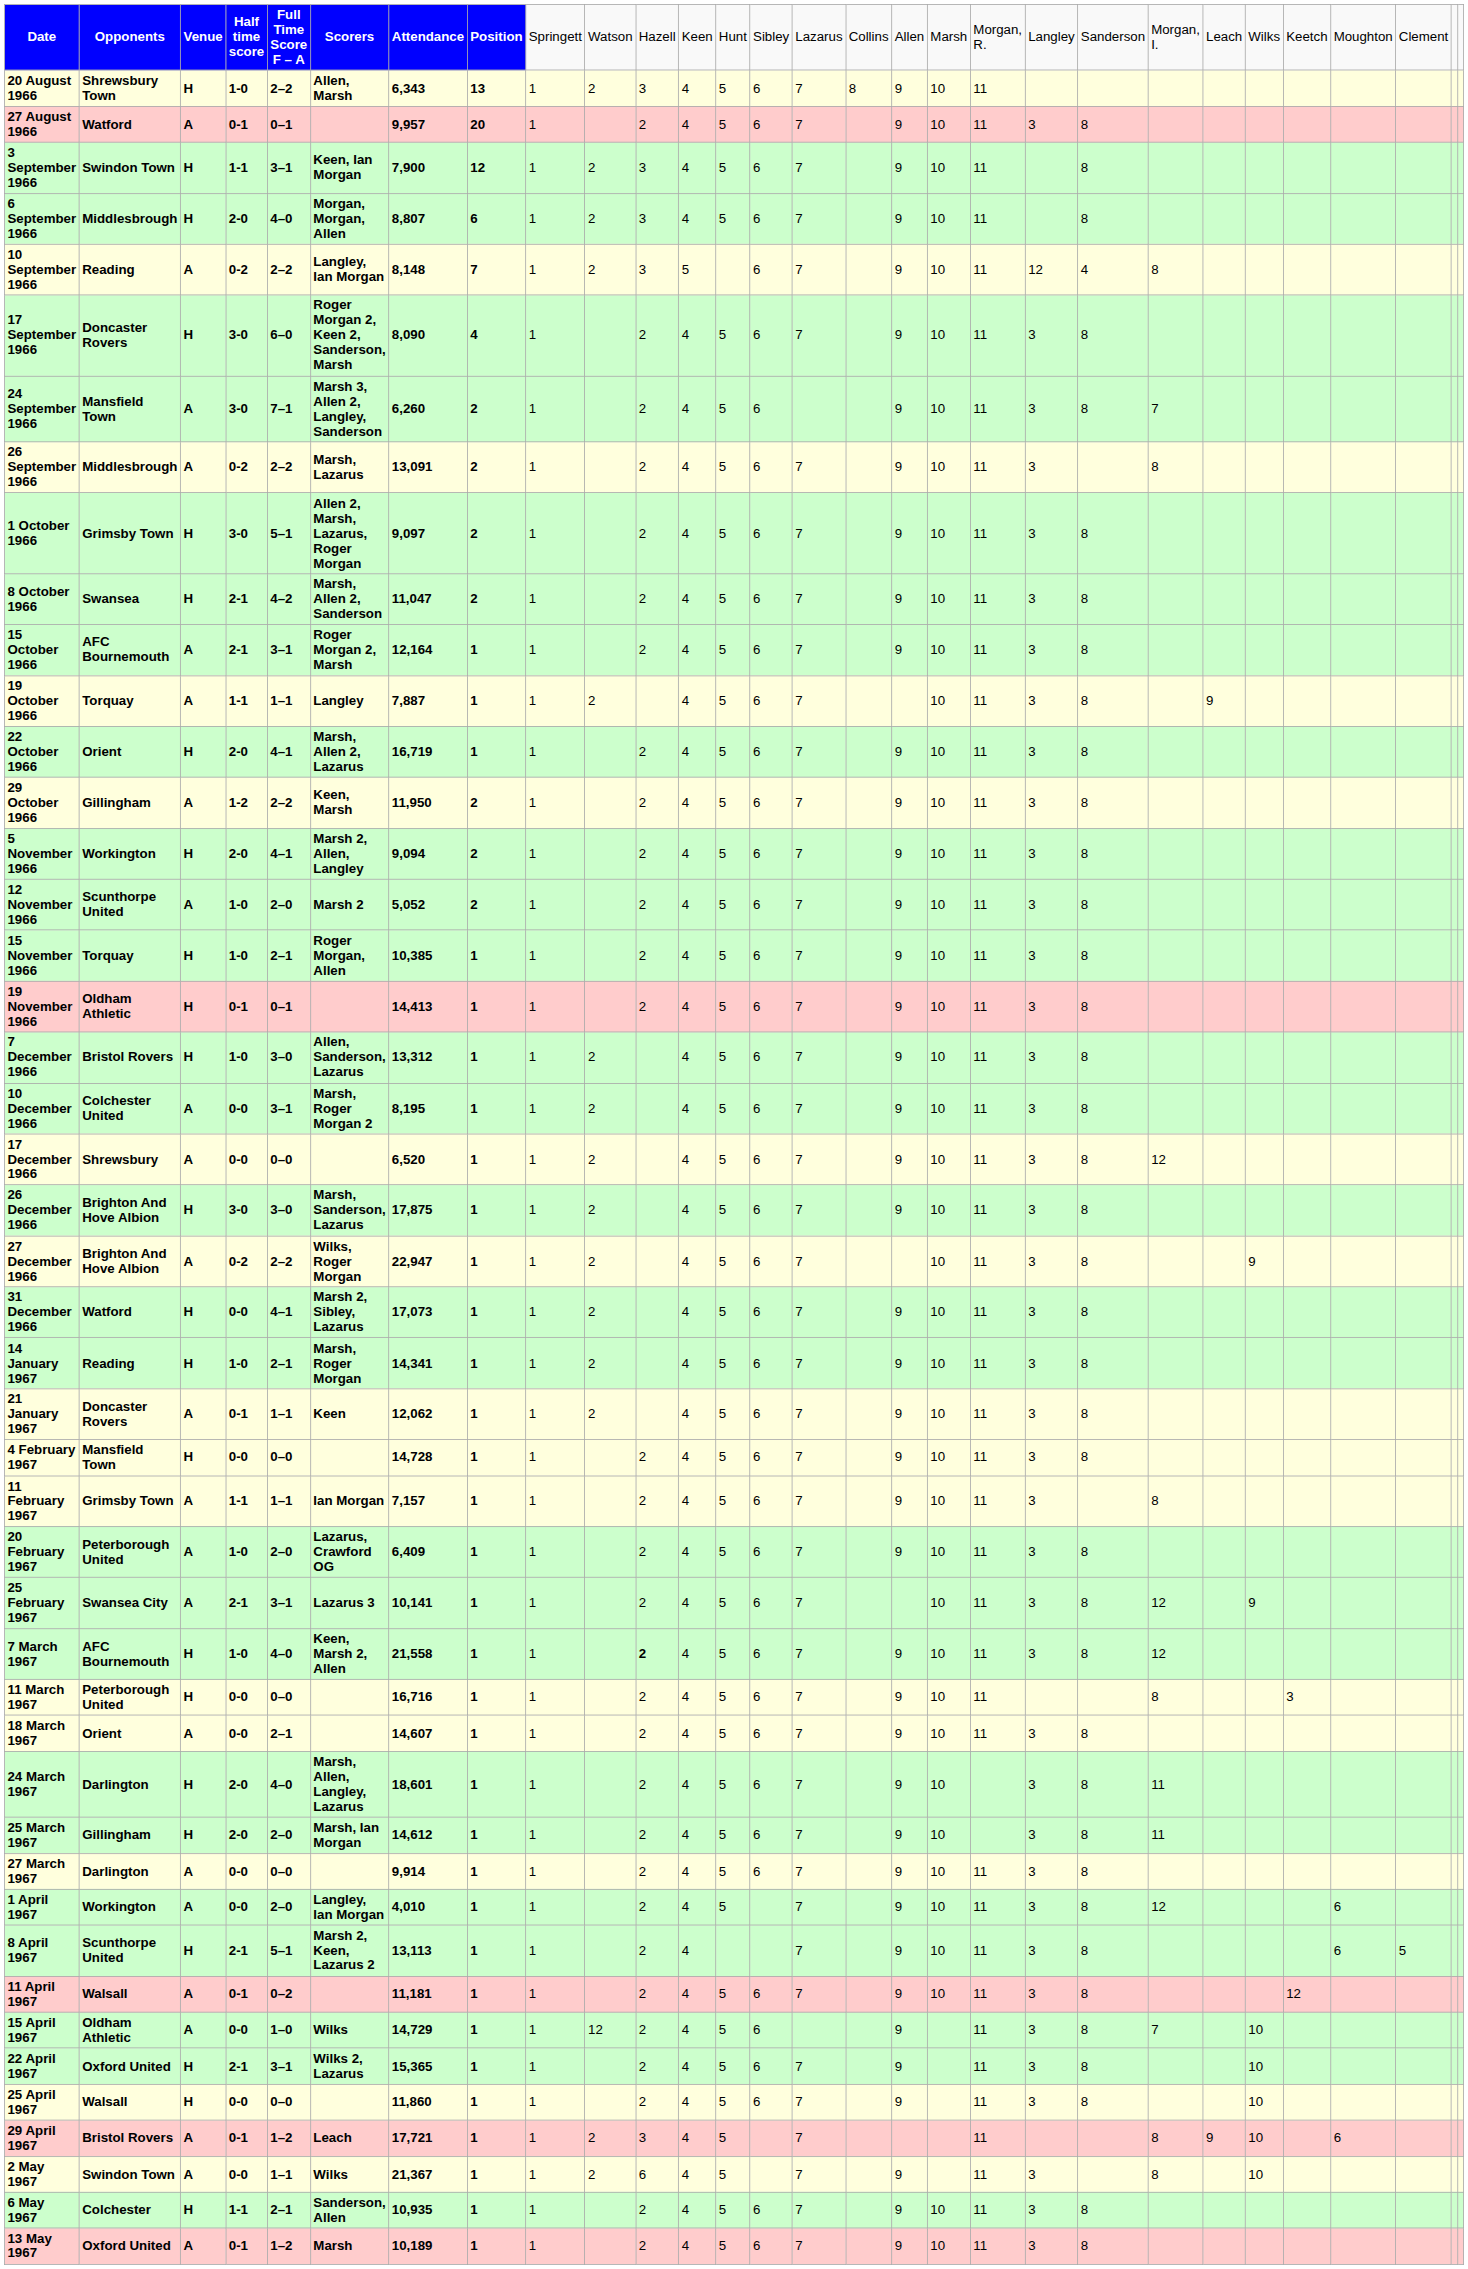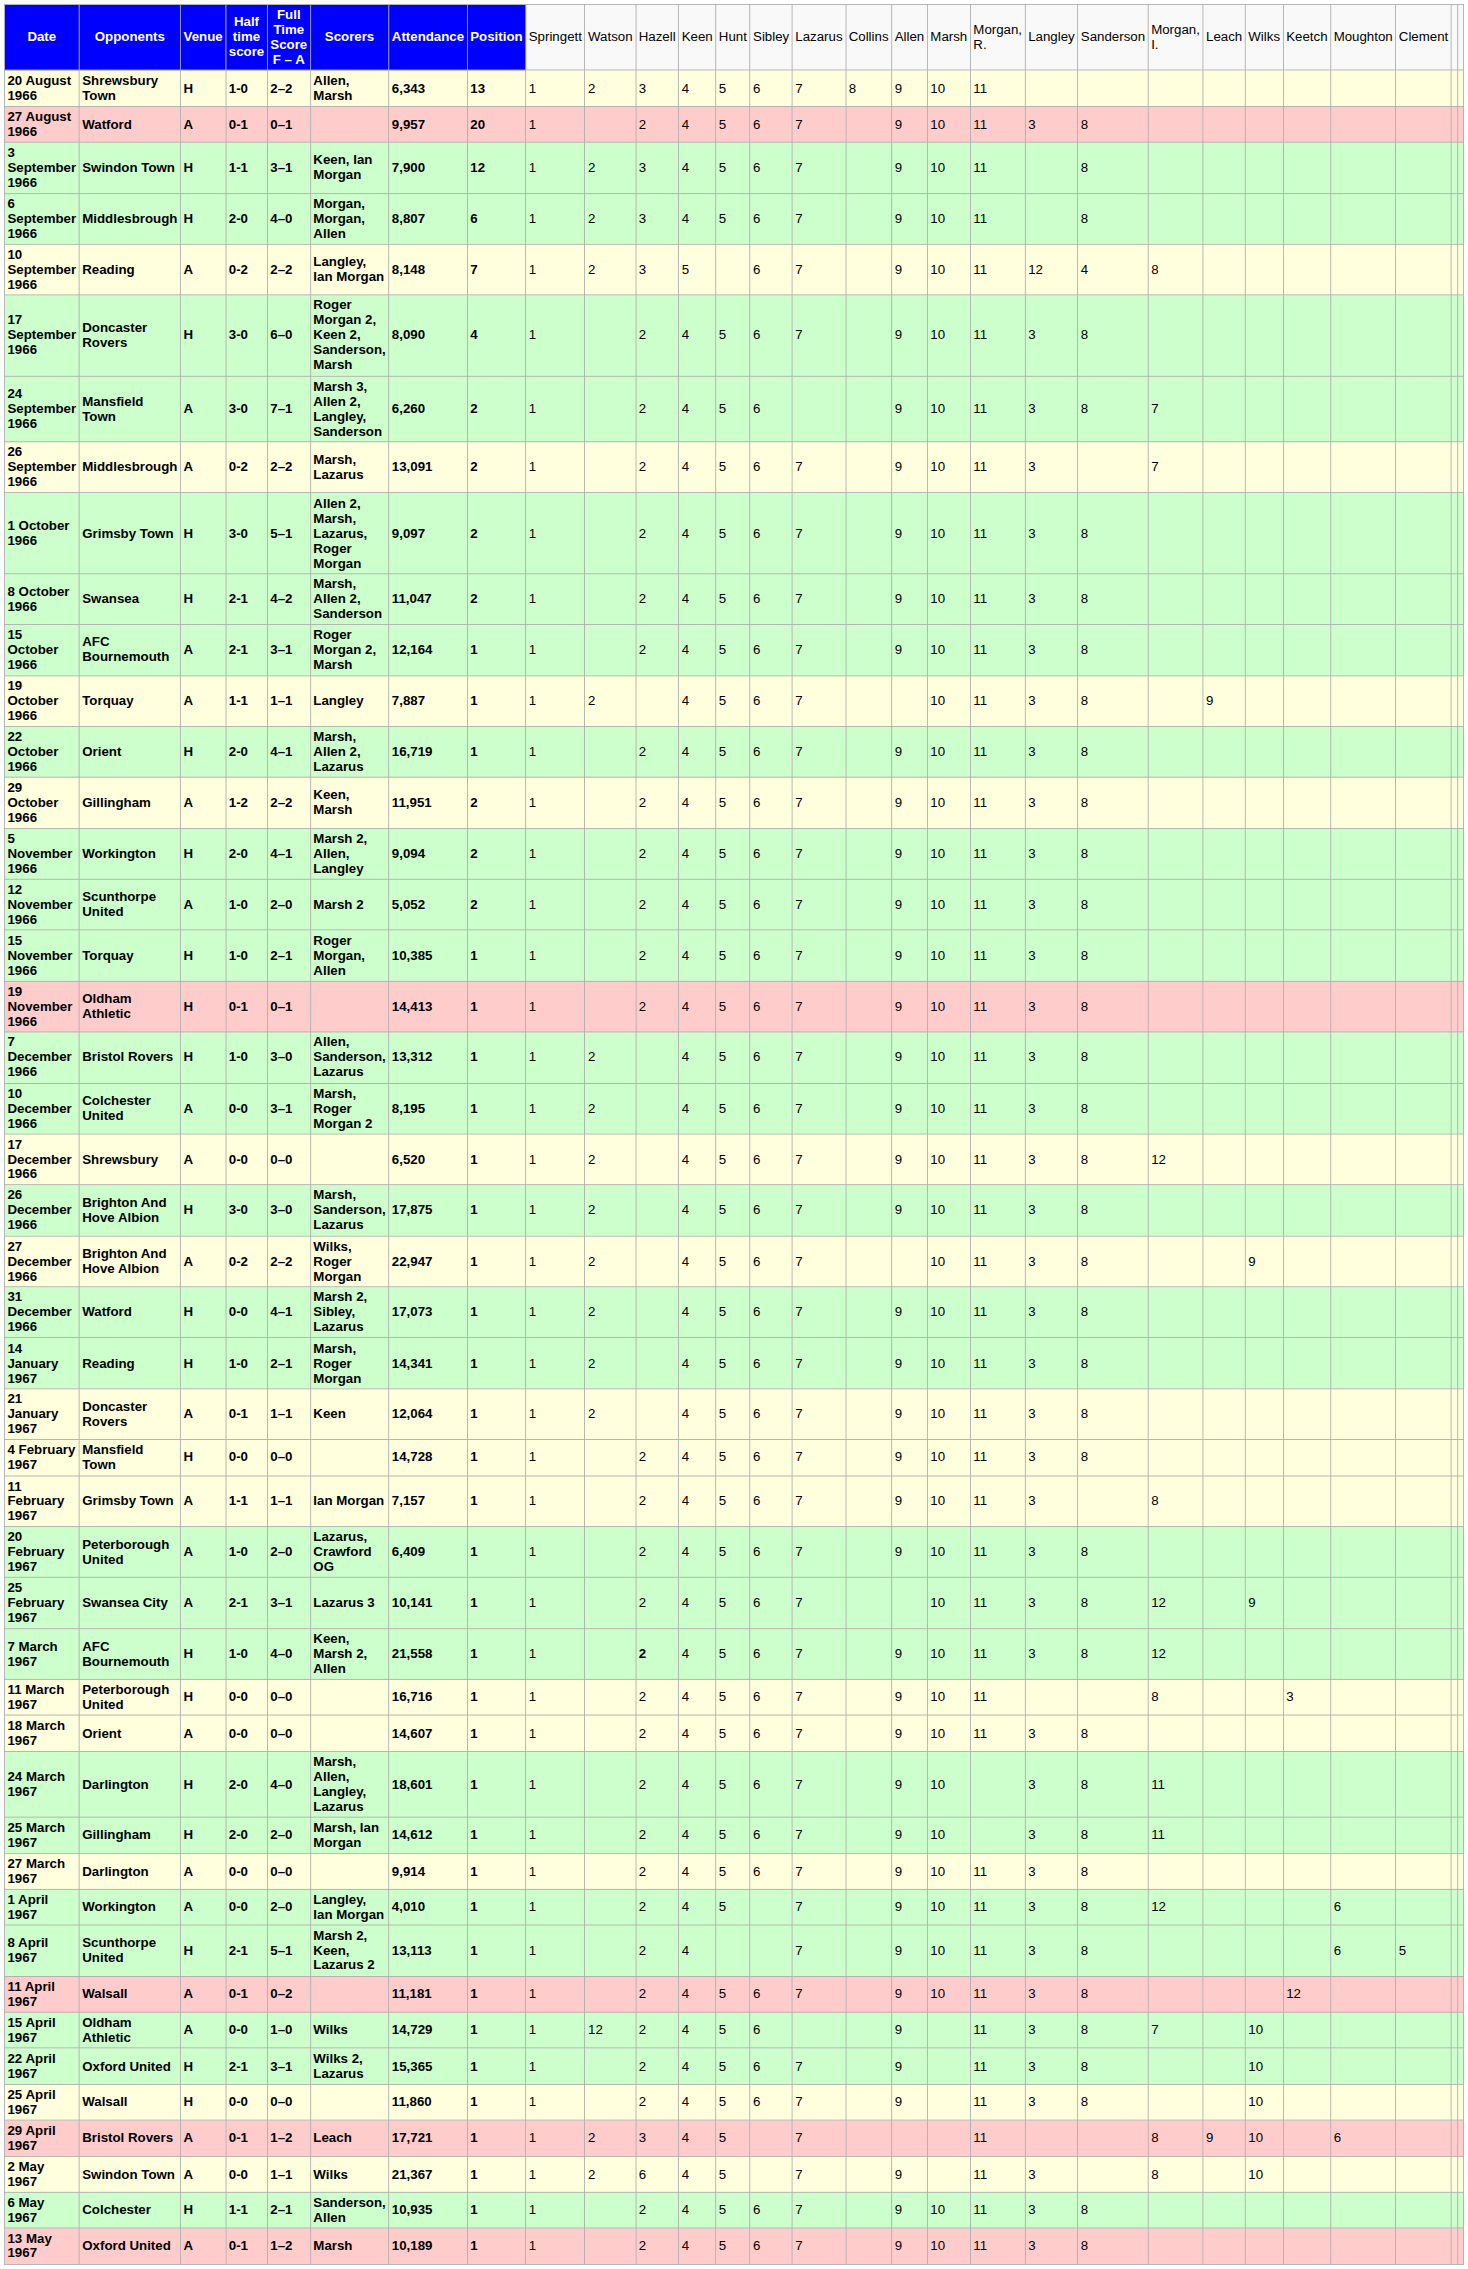(1155, 467) 8 -> (1155, 467) 7
(412, 802) 11,950 -> (412, 802) 11,951
(412, 1414) 12,062 -> (412, 1414) 12,064
(281, 1733) 2–1 -> (281, 1733) 0–0
